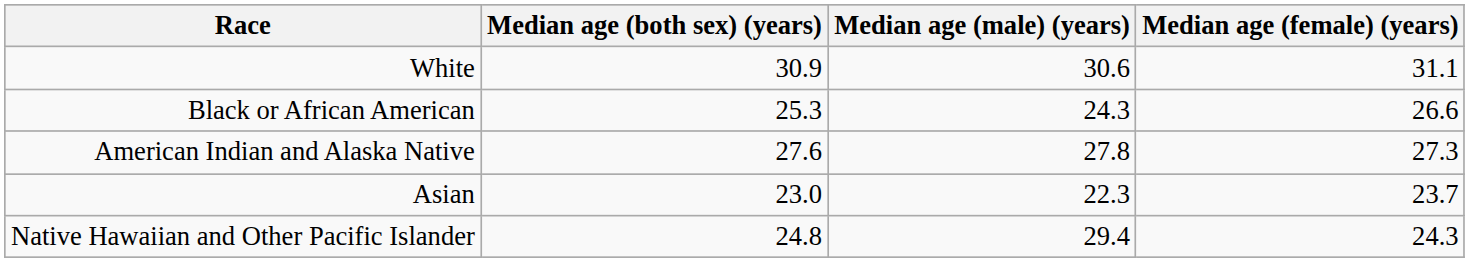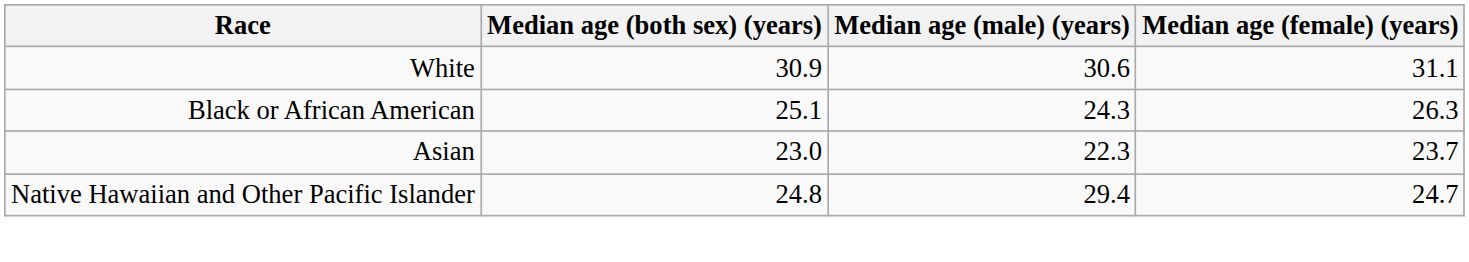(799, 109) 25.3 -> (799, 109) 25.1
(1435, 109) 26.6 -> (1435, 109) 26.3
- row: (285, 151)
(1435, 236) 24.3 -> (1435, 194) 24.7
